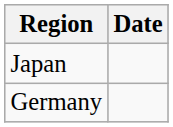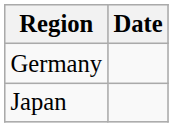rows swapped: (56, 102) <-> (39, 63)
